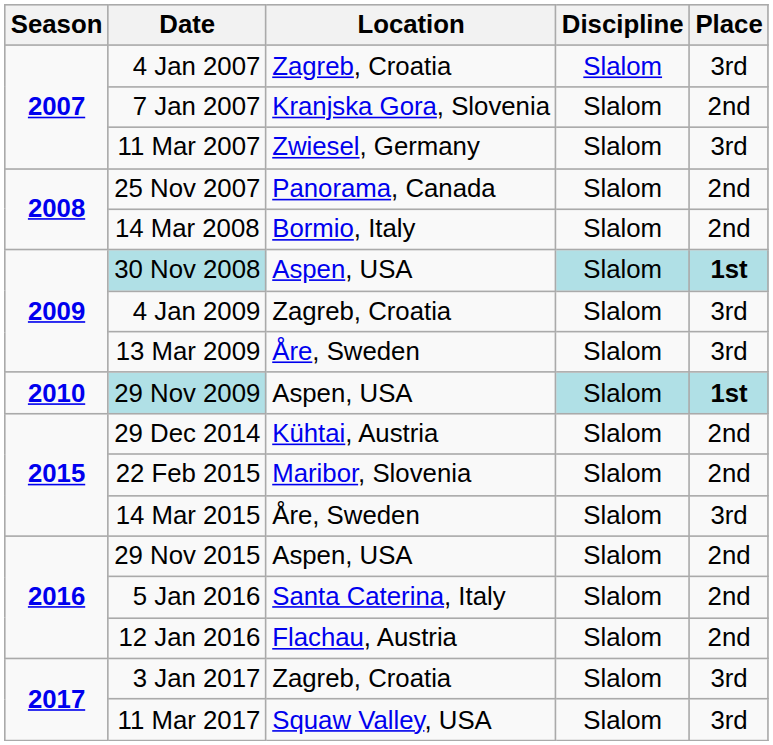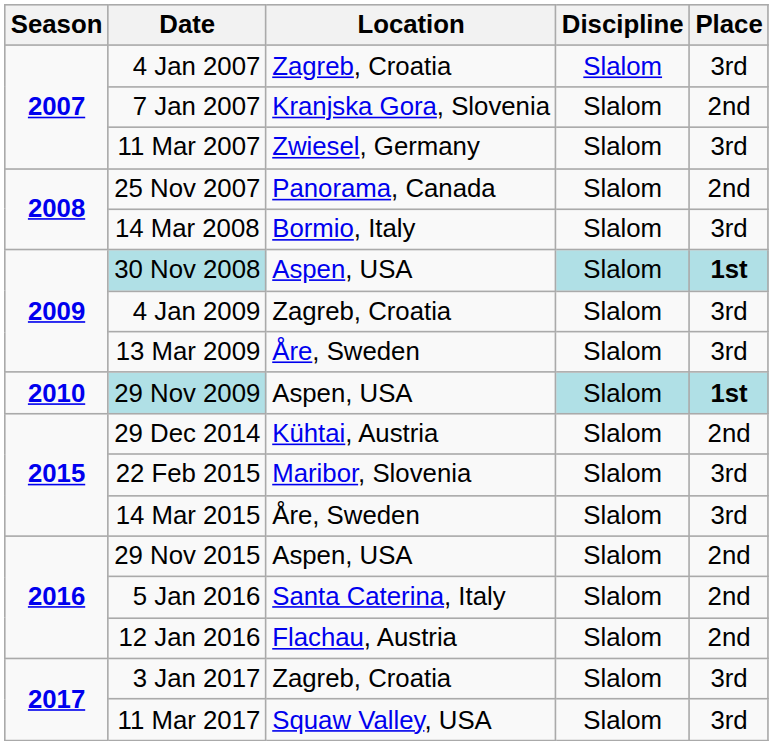(729, 229) 2nd -> (729, 229) 3rd
(729, 474) 2nd -> (729, 474) 3rd
